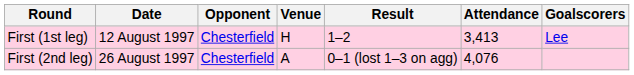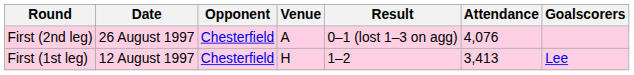rows swapped: (48, 37) <-> (50, 59)
